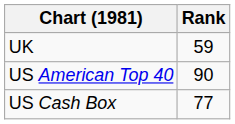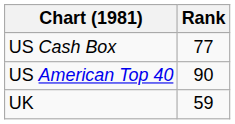rows swapped: (21, 47) <-> (62, 103)
